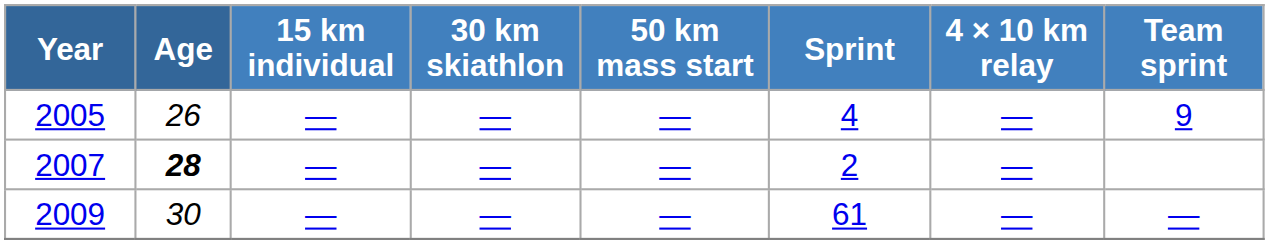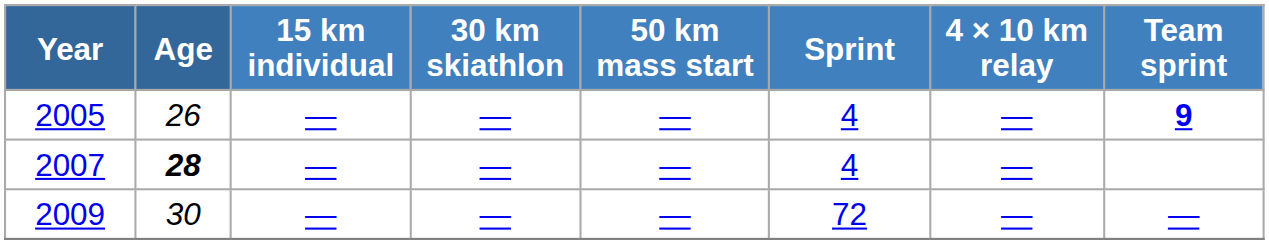(1184, 115) normal -> (1184, 115) bold
(850, 165) 2 -> (850, 165) 4
(850, 215) 61 -> (850, 215) 72
